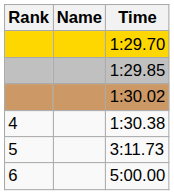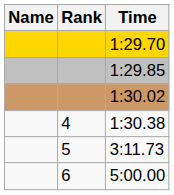columns swapped: (29, 17) <-> (79, 17)
